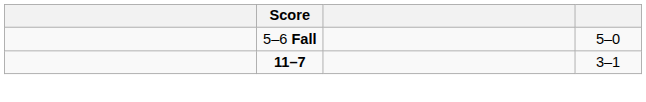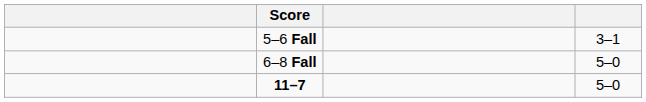(608, 39) 5–0 -> (608, 39) 3–1
+ row: (290, 62)
(608, 62) 3–1 -> (608, 85) 5–0
